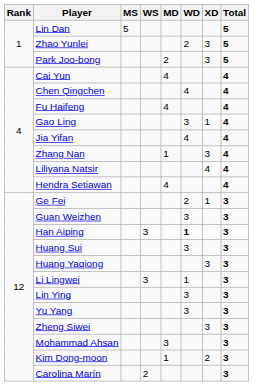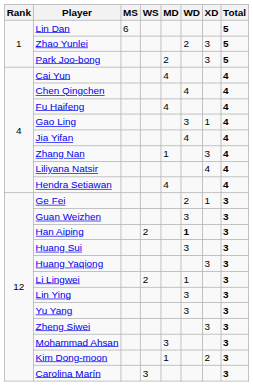(126, 28) 5 -> (126, 28) 6
(145, 232) 3 -> (145, 232) 2
(145, 279) 3 -> (145, 279) 2
(145, 374) 2 -> (145, 374) 3
